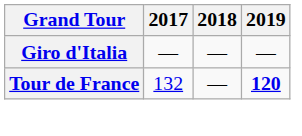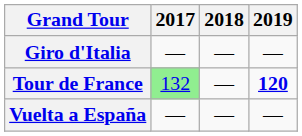(168, 83) no background -> (175, 83) lightgreen background
+ row: (78, 114)
